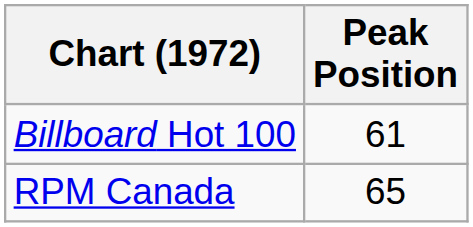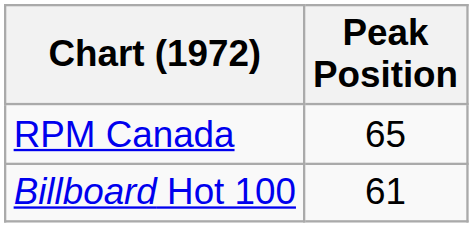rows swapped: (155, 133) <-> (124, 191)
